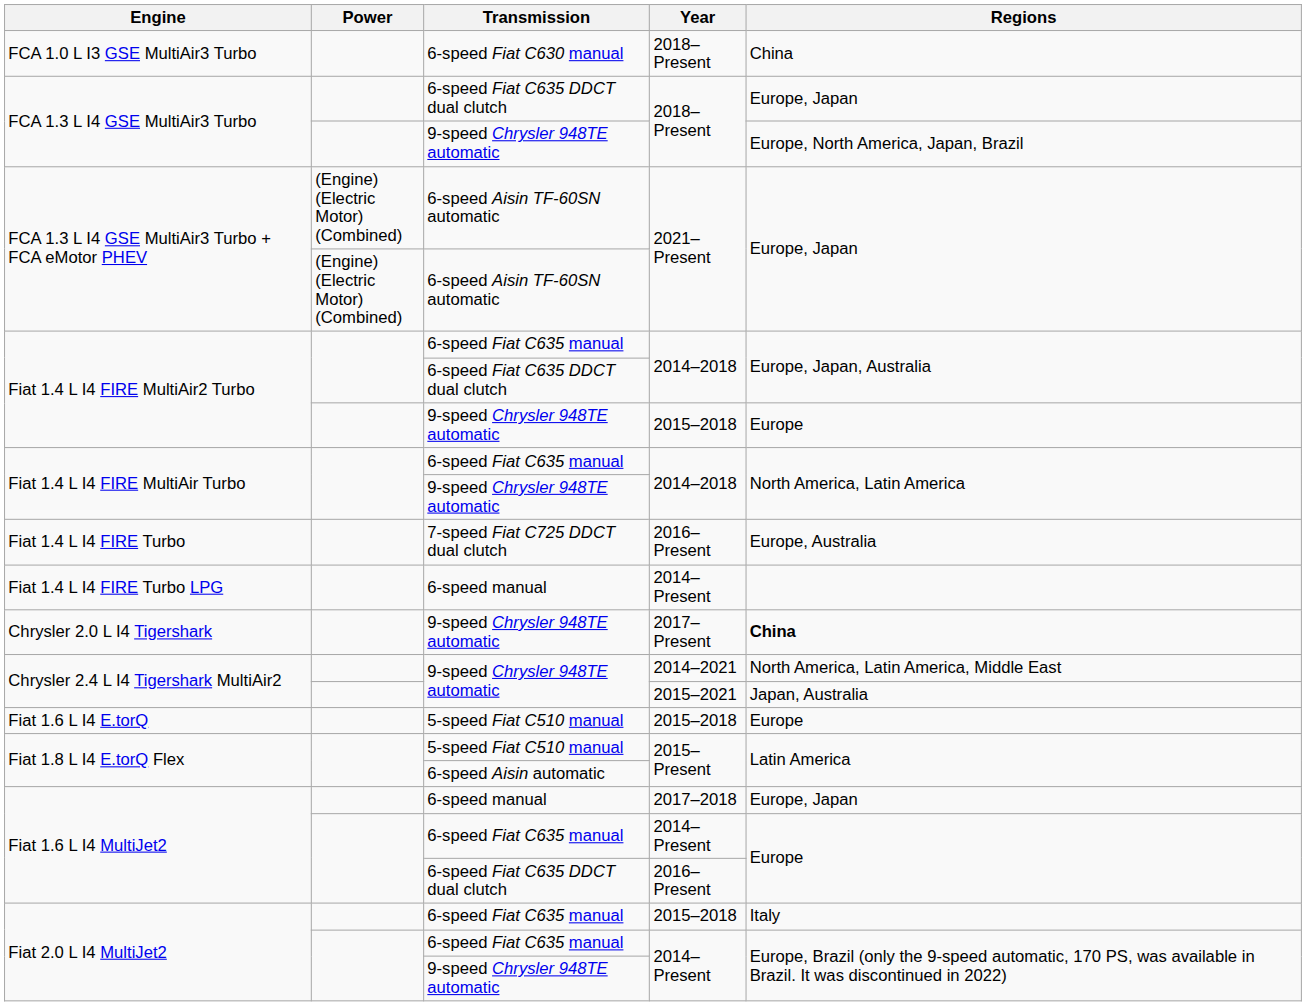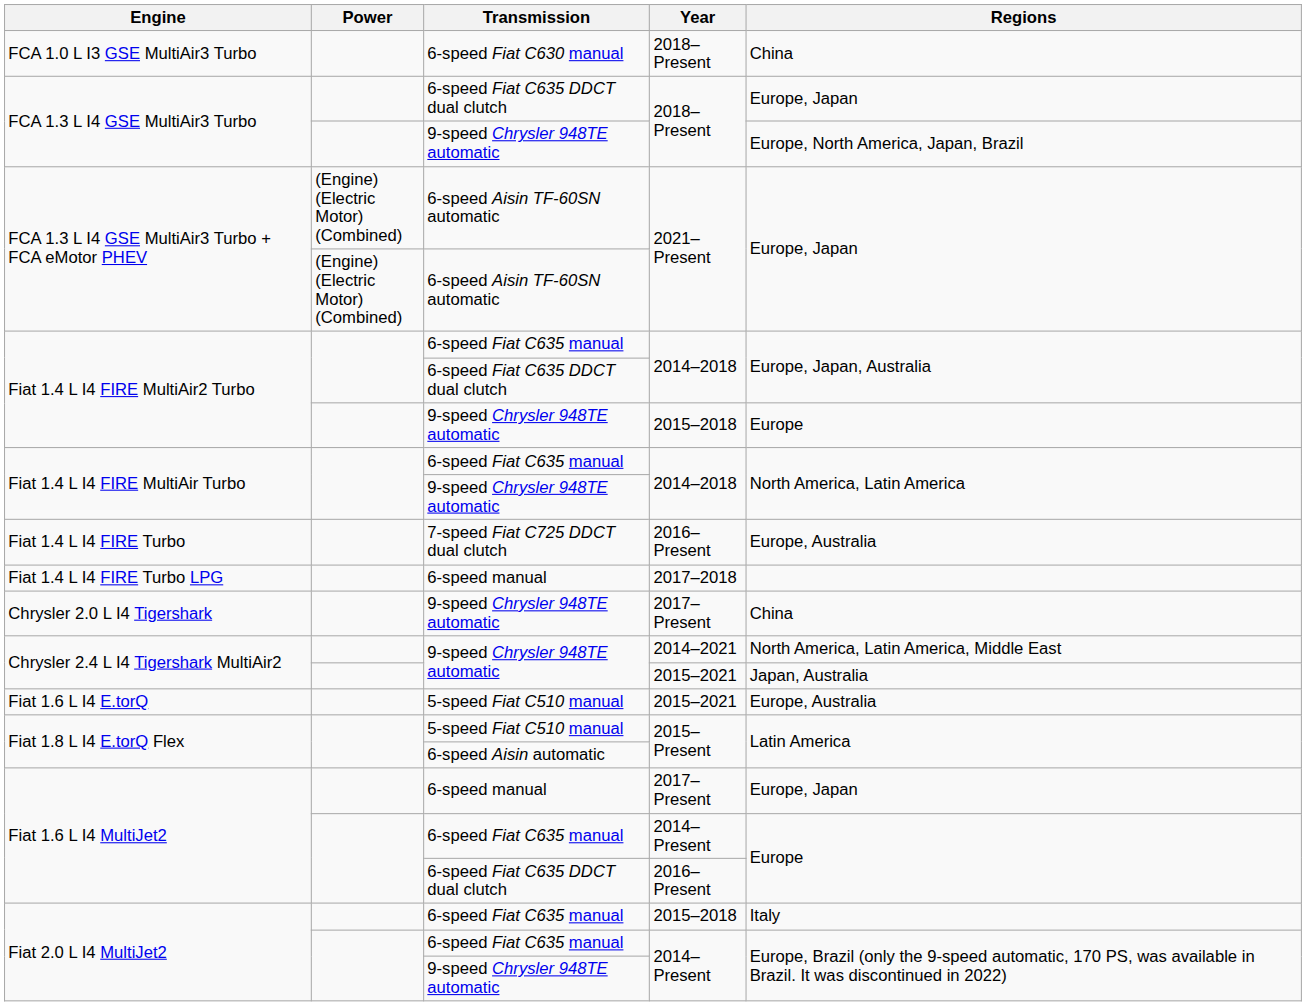(682, 587) 2014–Present -> (695, 577) 2017–2018
(773, 632) bold -> (771, 613) normal
(695, 720) 2015–2018 -> (695, 702) 2015–2021
(776, 720) Europe -> (813, 702) Europe, Australia
(695, 799) 2017–2018 -> (682, 790) 2017–Present
